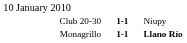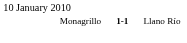- row: (80, 21)
(163, 34) bold -> (162, 21) normal
